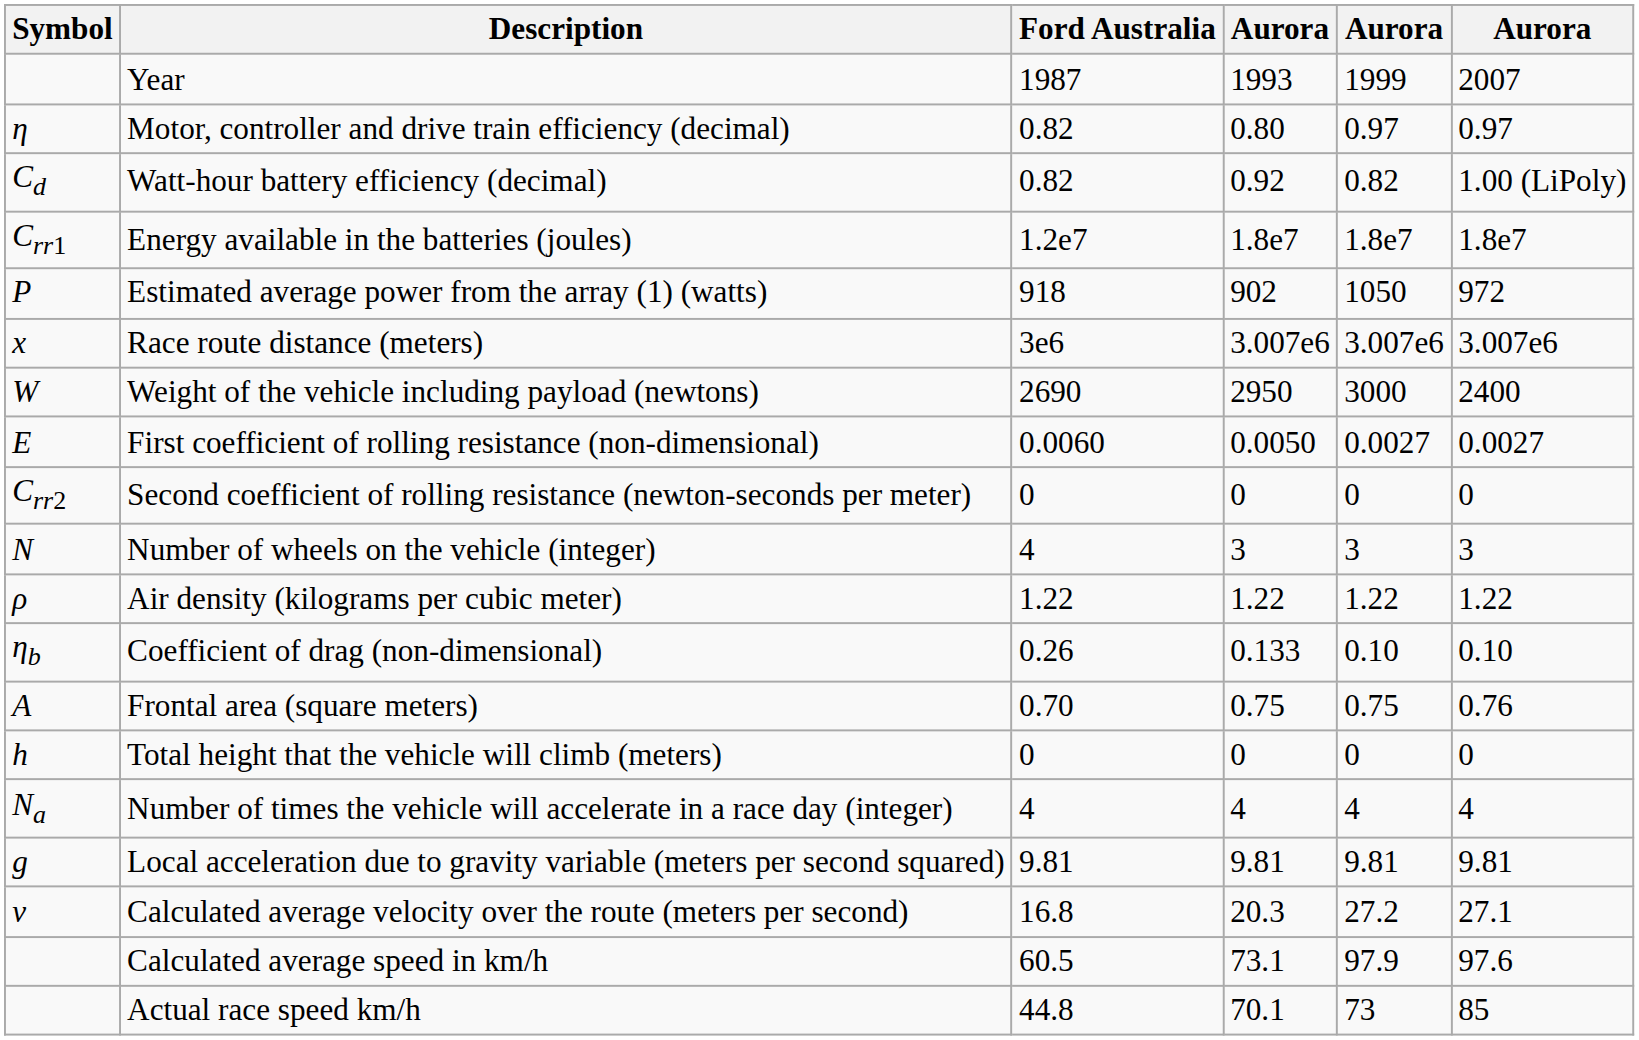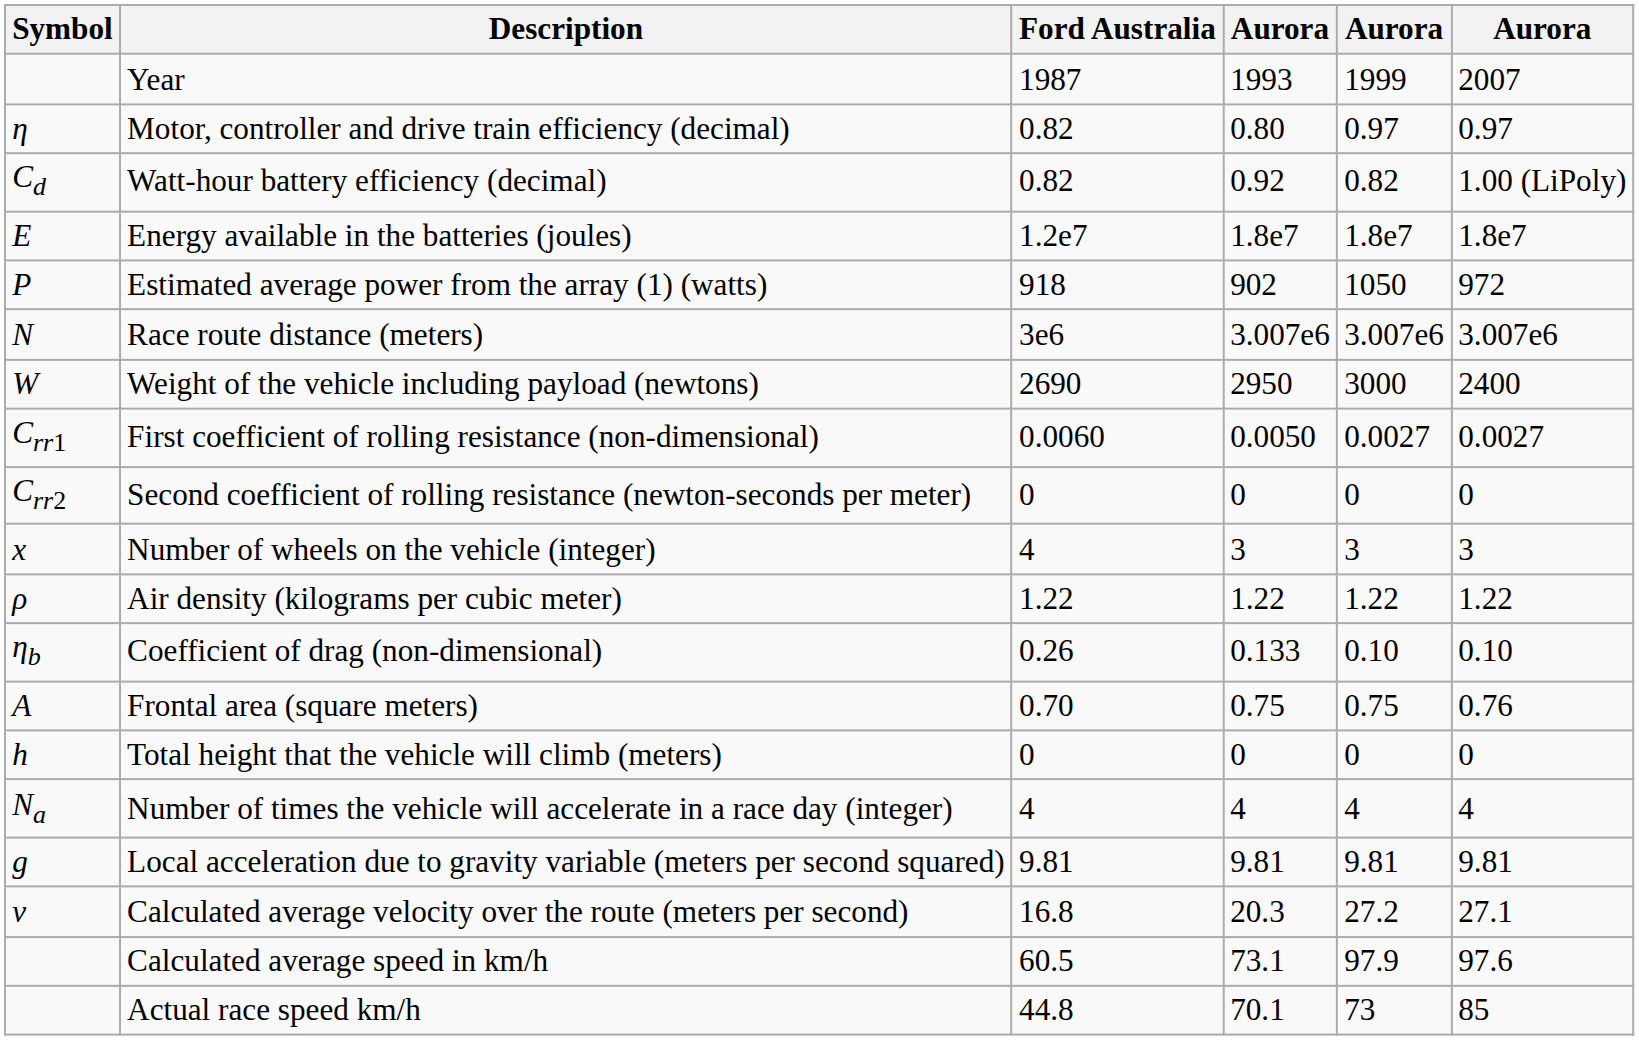(39, 239) Crr1 -> (22, 235) E
(19, 342) x -> (23, 334) N
(22, 441) E -> (39, 437) Crr1
(23, 548) N -> (19, 548) x
